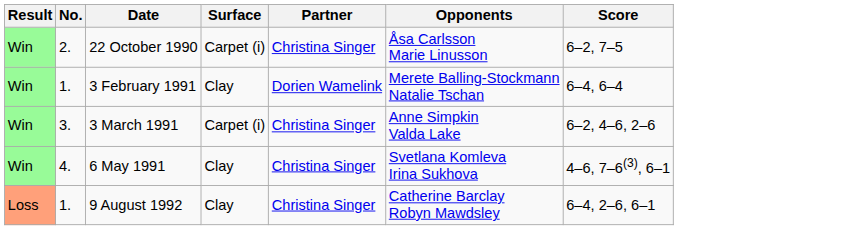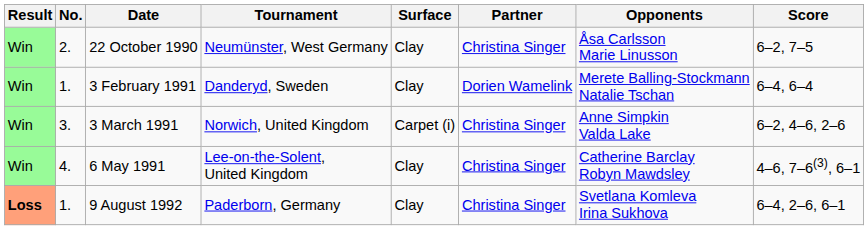+ column: (296, 16)
(235, 47) Carpet (i) -> (409, 47) Clay
(447, 165) Svetlana Komleva Irina Sukhova -> (637, 165) Catherine Barclay Robyn Mawdsley
(23, 205) normal -> (25, 205) bold
(447, 205) Catherine Barclay Robyn Mawdsley -> (638, 205) Svetlana Komleva Irina Sukhova
